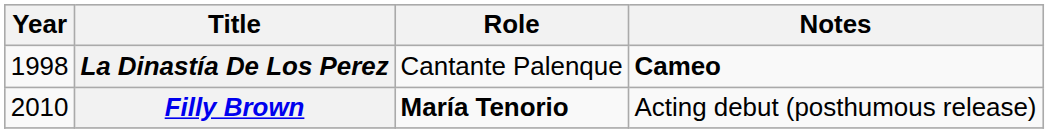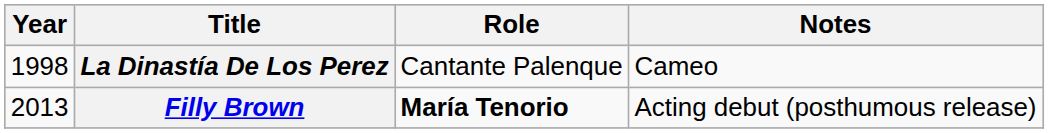(678, 66) bold -> (676, 66) normal
(40, 107) 2010 -> (40, 107) 2013
